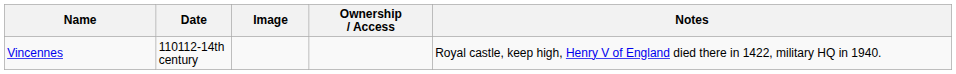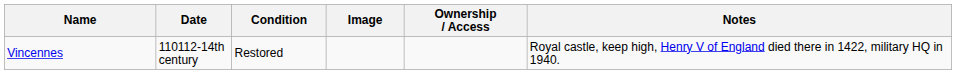+ column: (279, 20)
